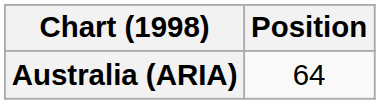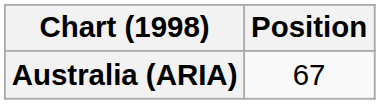(309, 74) 64 -> (309, 74) 67
